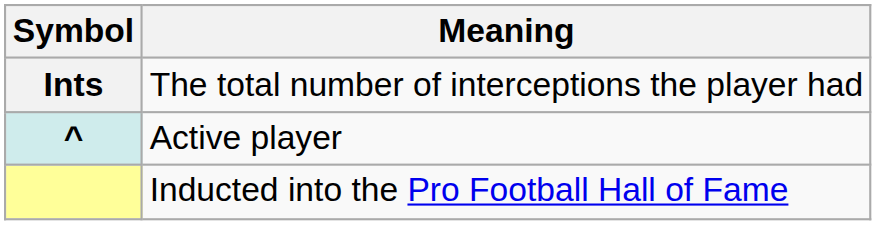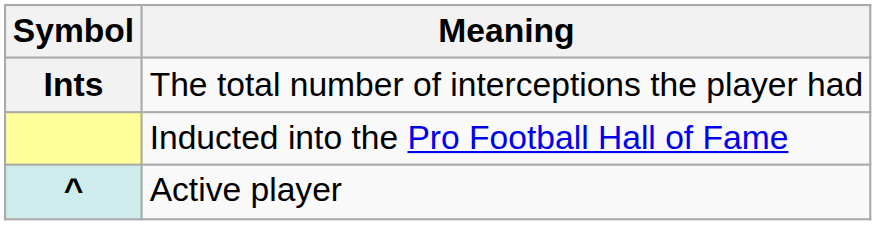rows swapped: (469, 191) <-> (246, 137)
